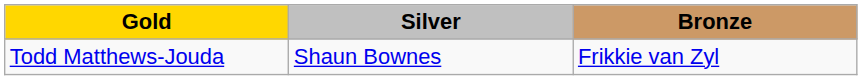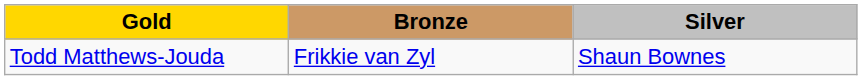columns swapped: (431, 21) <-> (715, 21)
